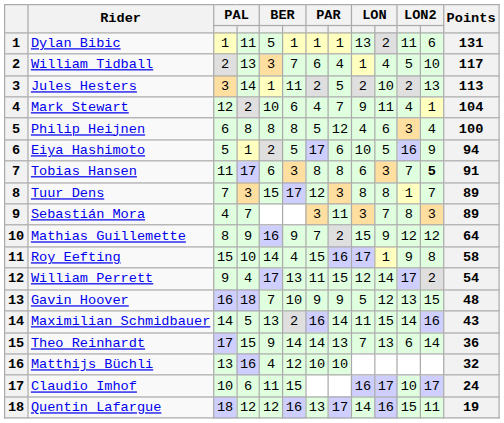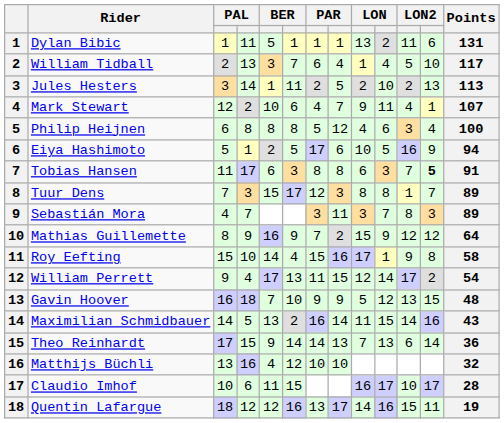(471, 108) 104 -> (471, 108) 107
(471, 386) 24 -> (471, 386) 28
